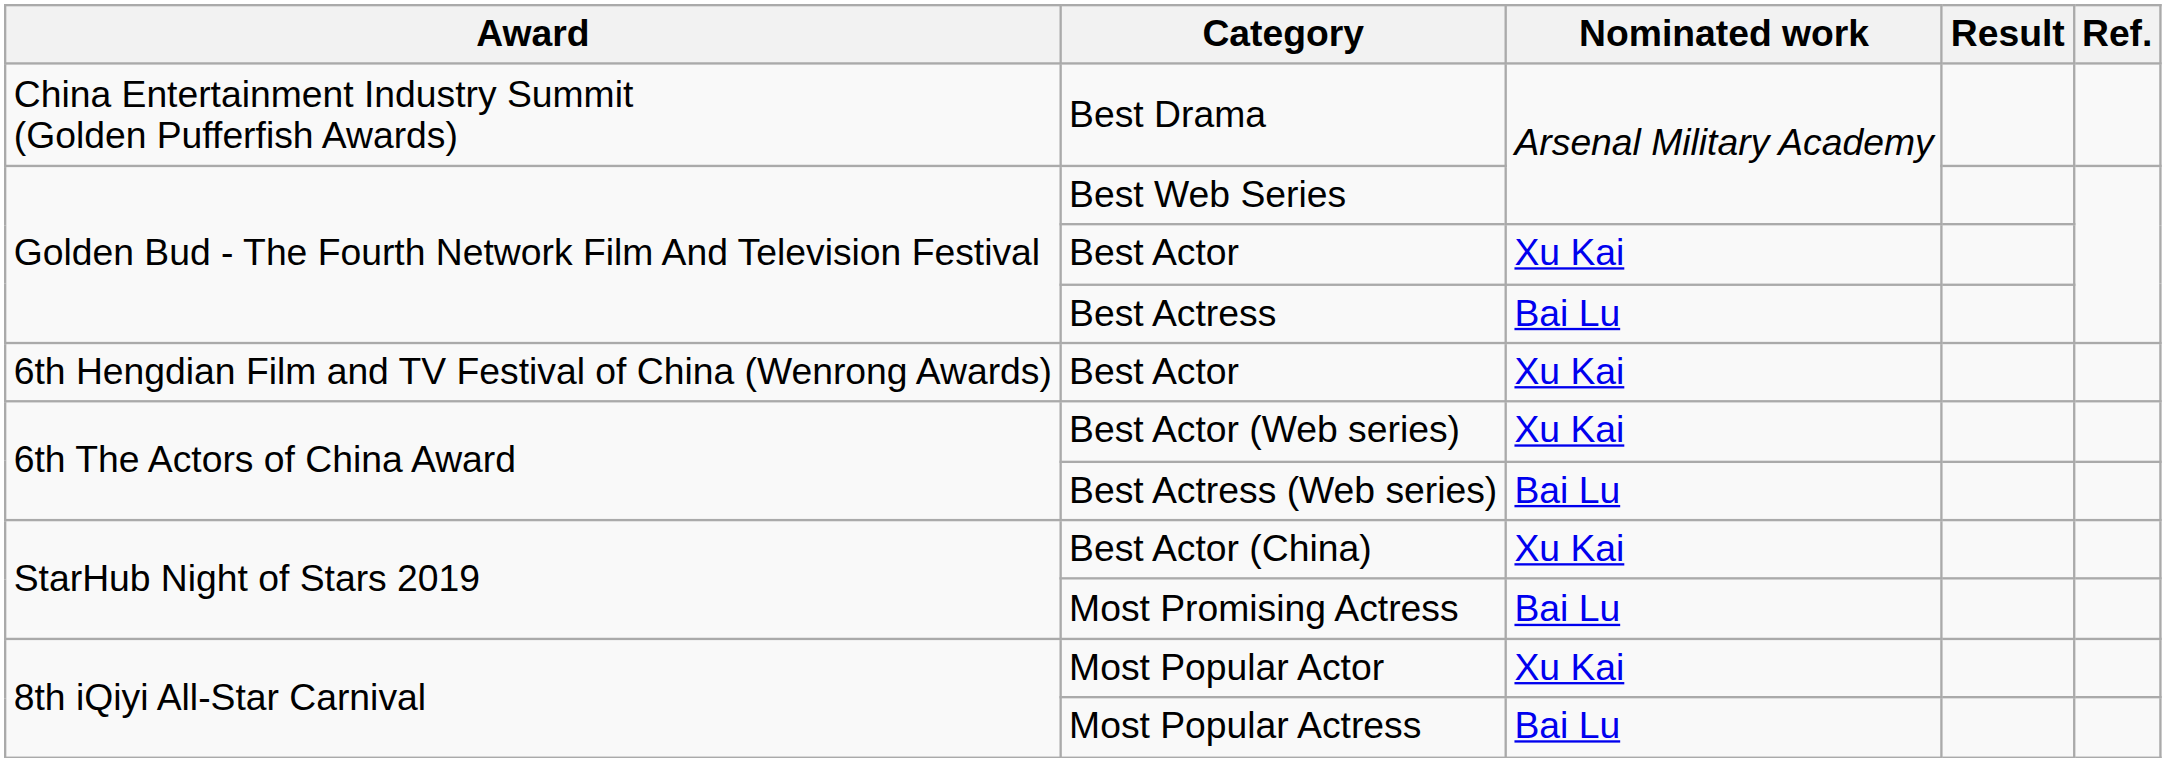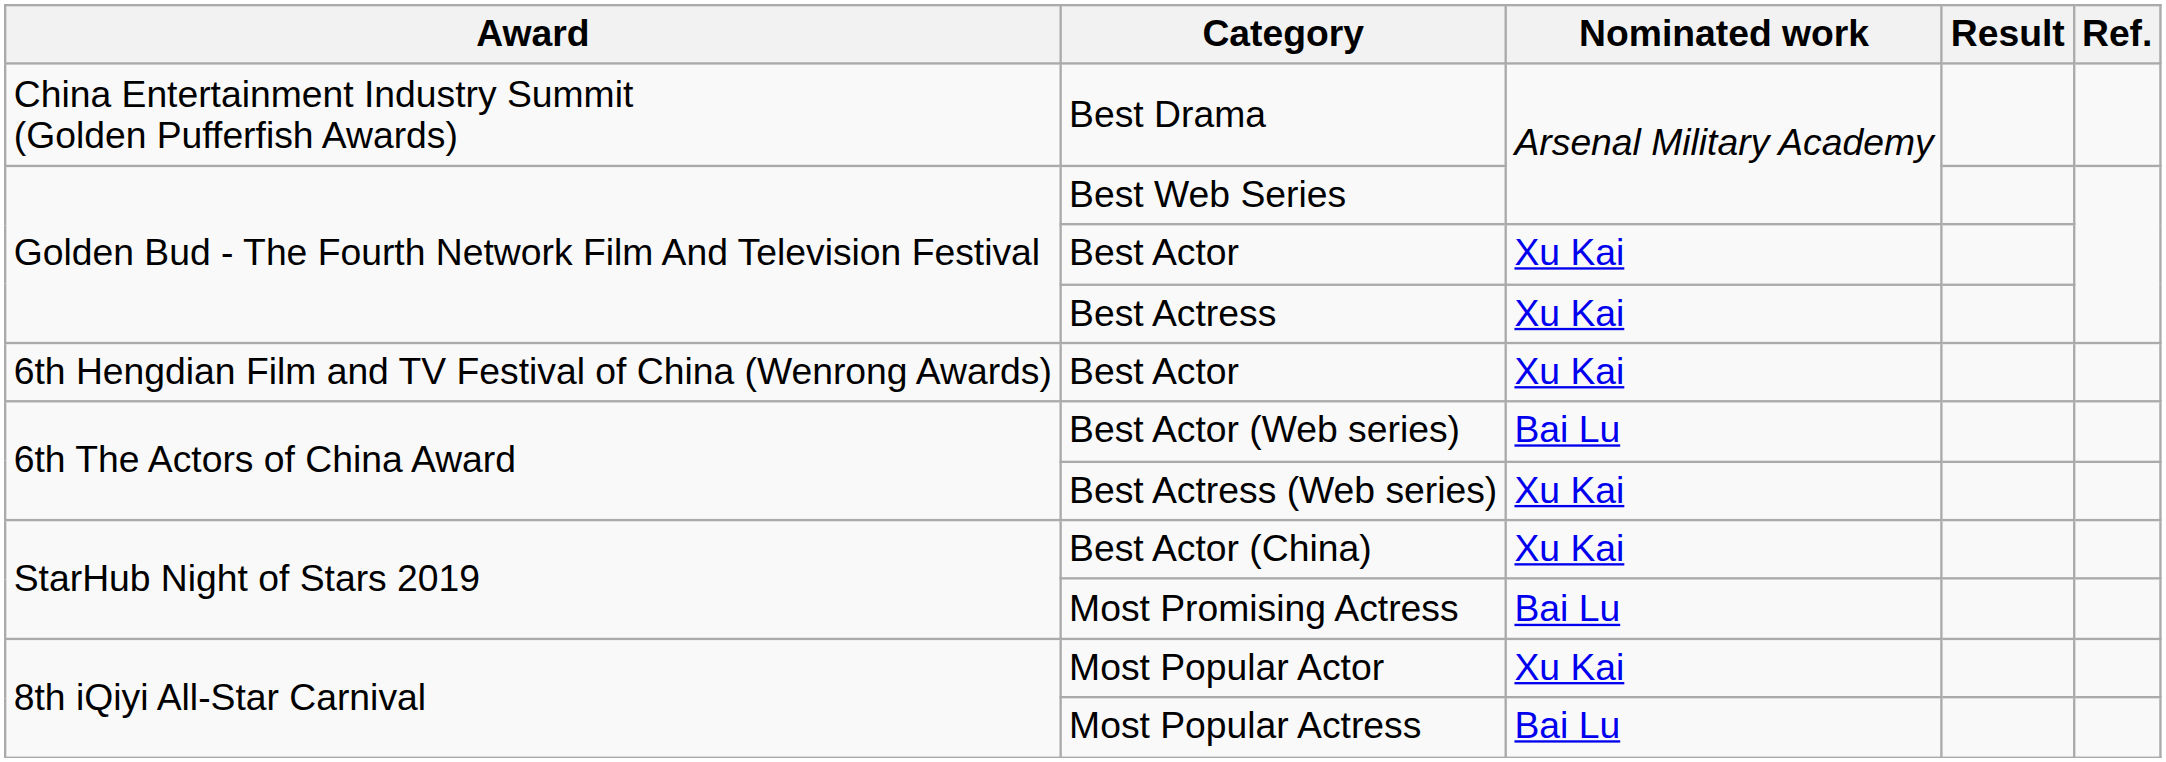(1567, 312) Bai Lu -> (1569, 312) Xu Kai
(1569, 430) Xu Kai -> (1567, 430) Bai Lu
(1567, 489) Bai Lu -> (1569, 489) Xu Kai
